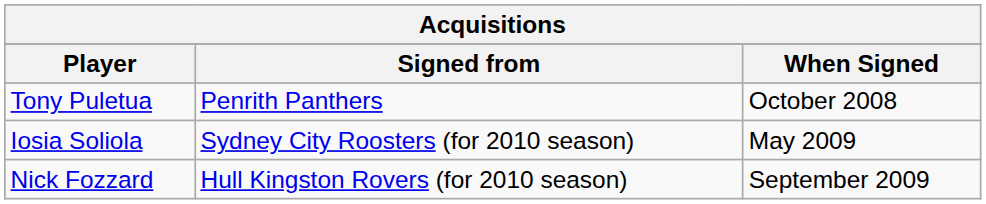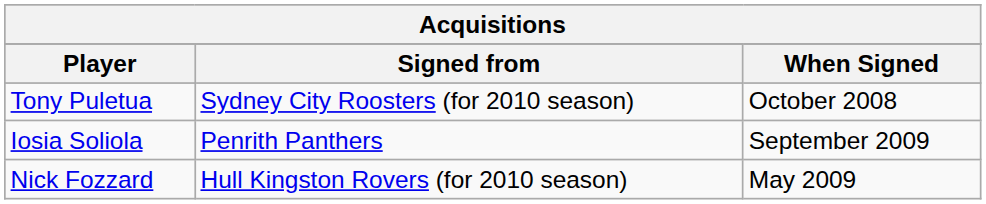(292, 102) Penrith Panthers -> (417, 102) Sydney City Roosters (for 2010 season)
(417, 141) Sydney City Roosters (for 2010 season) -> (292, 141) Penrith Panthers
(803, 141) May 2009 -> (839, 141) September 2009
(839, 179) September 2009 -> (803, 179) May 2009
